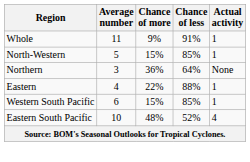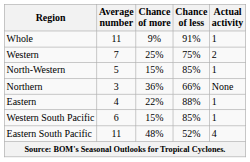+ row: (23, 54)
(191, 70) 64% -> (191, 86) 66%
(116, 117) 10 -> (116, 133) 11
